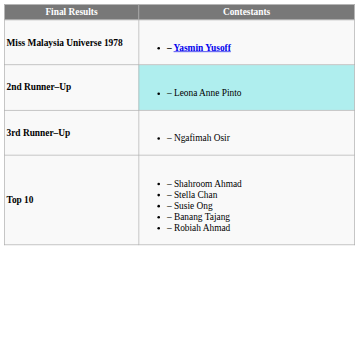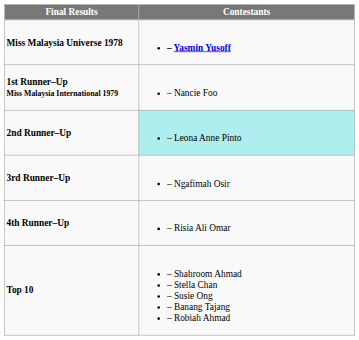+ row: (62, 88)
+ row: (38, 223)
